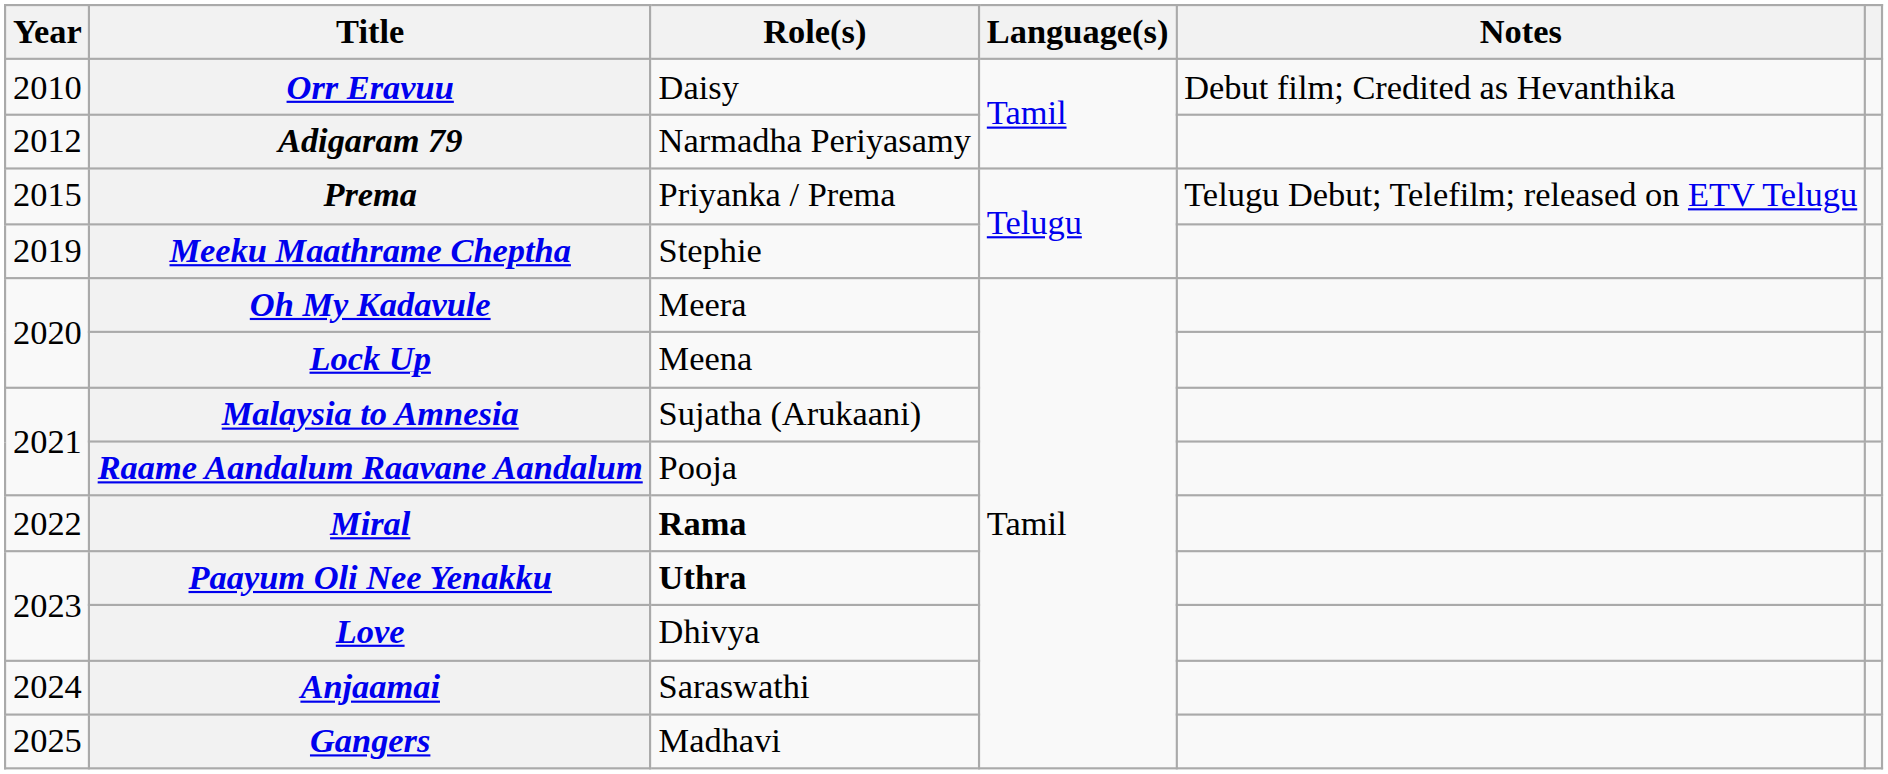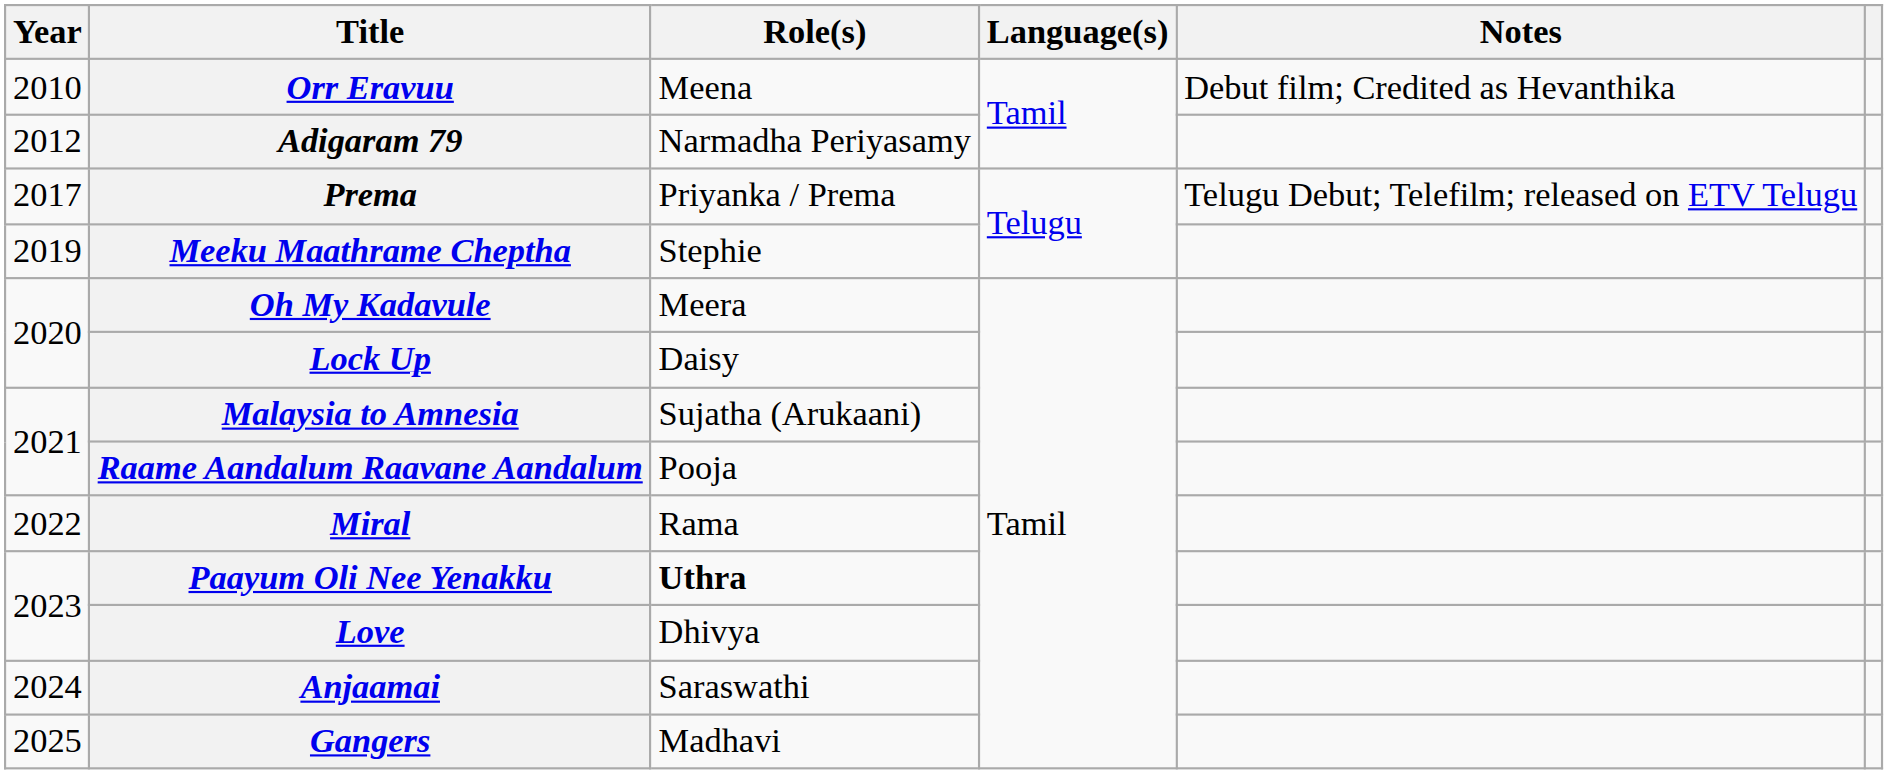(699, 86) Daisy -> (705, 86) Meena
(47, 195) 2015 -> (47, 195) 2017
(705, 359) Meena -> (699, 359) Daisy
(703, 522) bold -> (699, 522) normal
